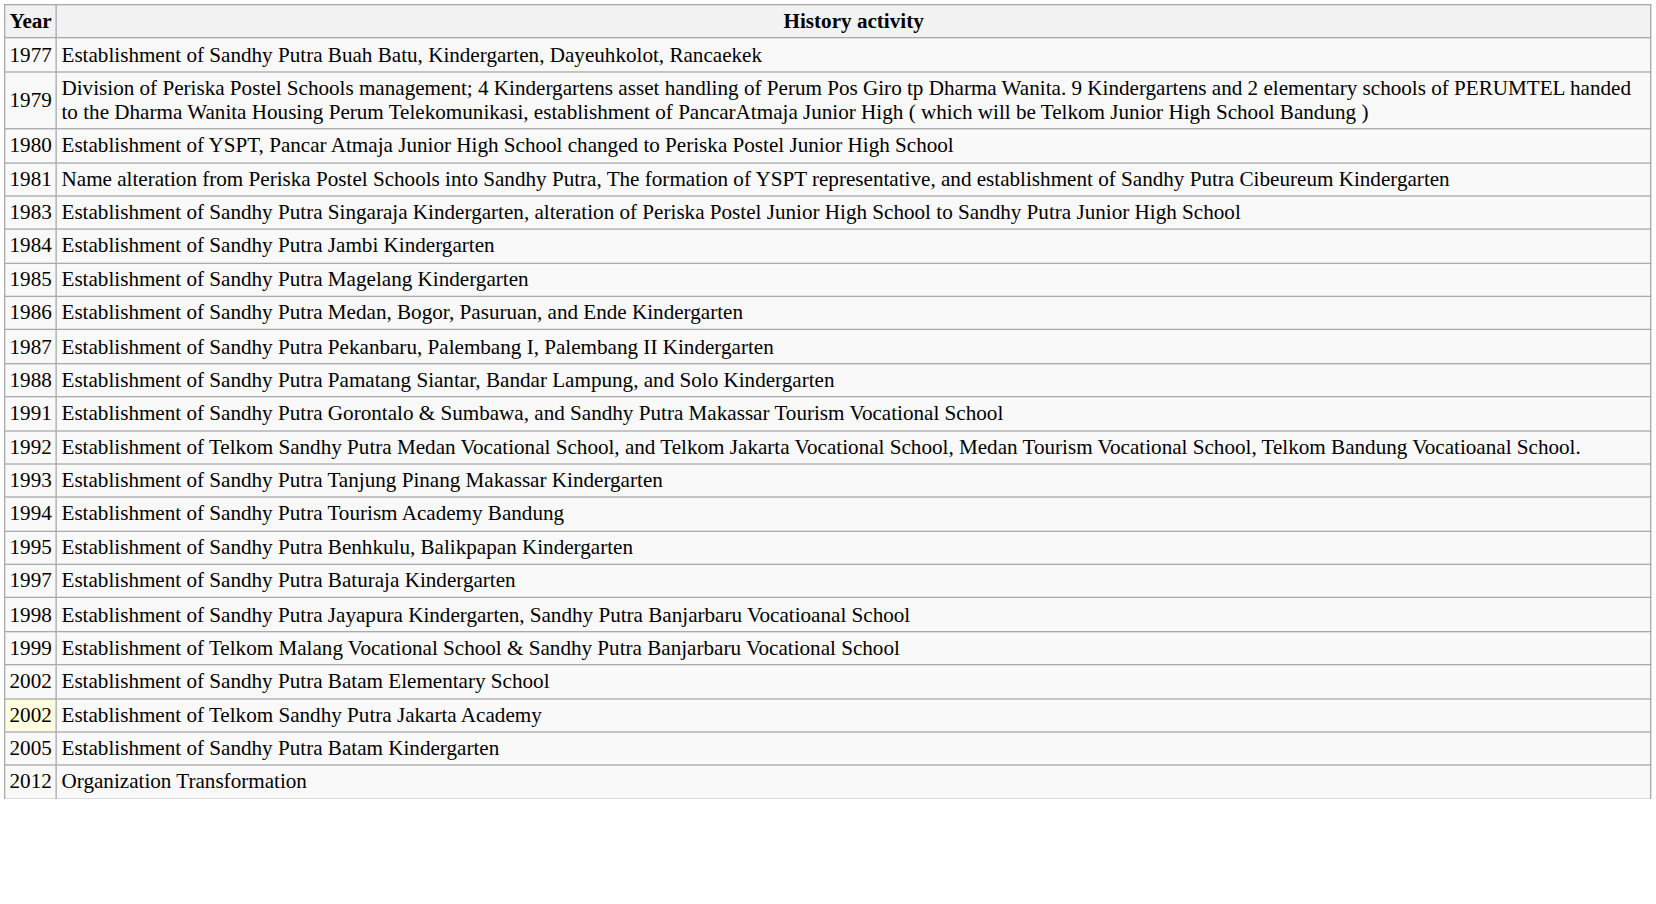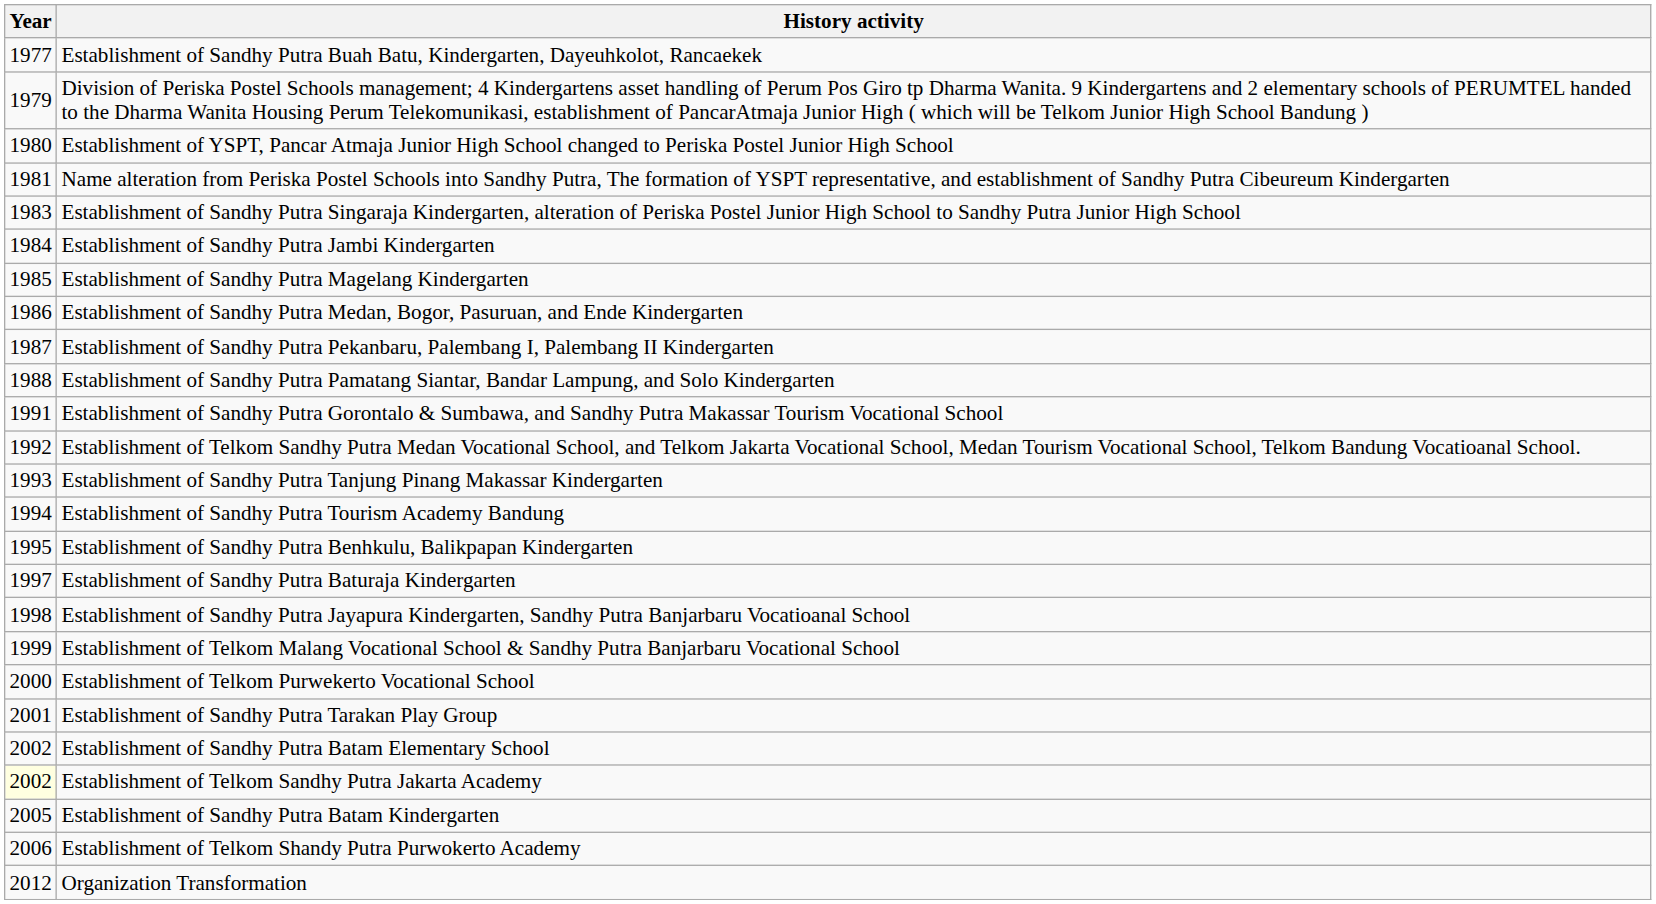+ row: (298, 681)
+ row: (279, 714)
+ row: (321, 848)
